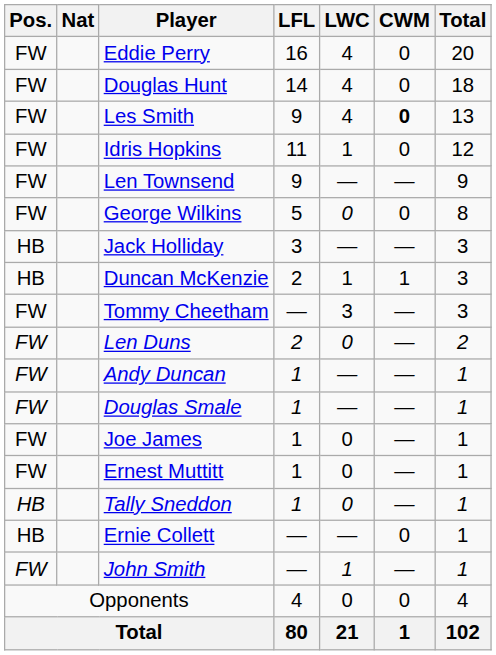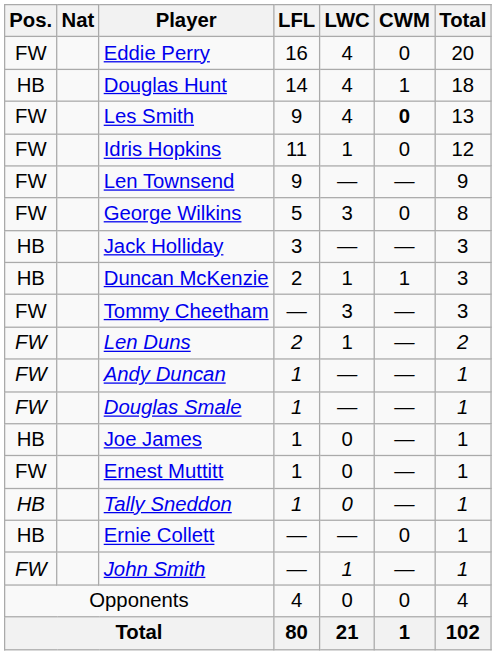(31, 85) FW -> (31, 85) HB
(404, 85) 0 -> (404, 85) 1
(347, 213) 0 -> (347, 213) 3
(347, 342) 0 -> (347, 342) 1
(31, 439) FW -> (31, 439) HB
